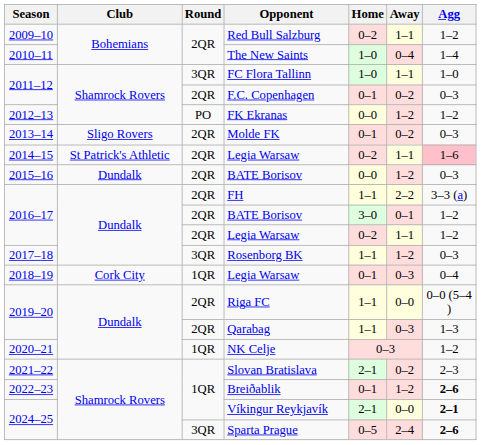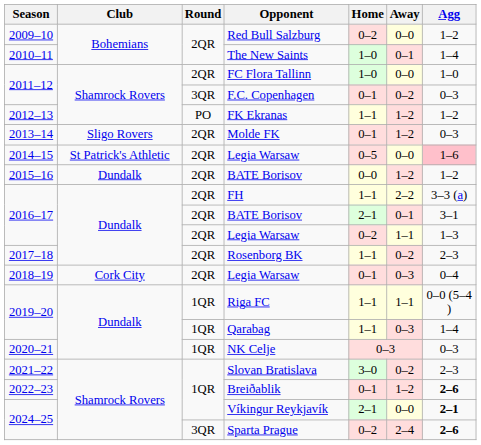(405, 34) 1–1 -> (405, 34) 0–0
(405, 54) 0–4 -> (405, 54) 0–1
(203, 74) 3QR -> (203, 74) 2QR
(405, 74) 1–1 -> (405, 74) 0–0
(203, 94) 2QR -> (203, 94) 3QR
(368, 114) 0–0 -> (368, 114) 1–1
(405, 134) 0–2 -> (405, 134) 1–2
(368, 154) 0–2 -> (368, 154) 0–5
(405, 154) 1–1 -> (405, 154) 0–0
(449, 174) 0–3 -> (449, 174) 1–2
(368, 214) 3–0 -> (368, 214) 2–1
(449, 214) 1–2 -> (449, 214) 3–1
(449, 235) 1–2 -> (449, 235) 1–3
(203, 255) 3QR -> (203, 255) 2QR
(405, 255) 1–2 -> (405, 255) 0–2
(449, 255) 0–3 -> (449, 255) 2–3
(203, 275) 1QR -> (203, 275) 2QR
(203, 302) 2QR -> (203, 302) 1QR
(405, 302) 0–0 -> (405, 302) 1–1
(203, 329) 2QR -> (203, 329) 1QR
(449, 329) 1–3 -> (449, 329) 1–4
(449, 349) 1–2 -> (449, 349) 0–3
(368, 369) 2–1 -> (368, 369) 3–0
(368, 429) 0–5 -> (368, 429) 0–2
